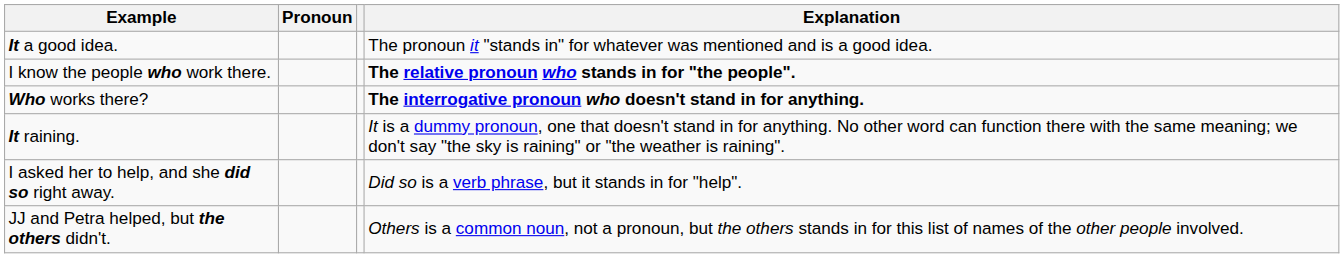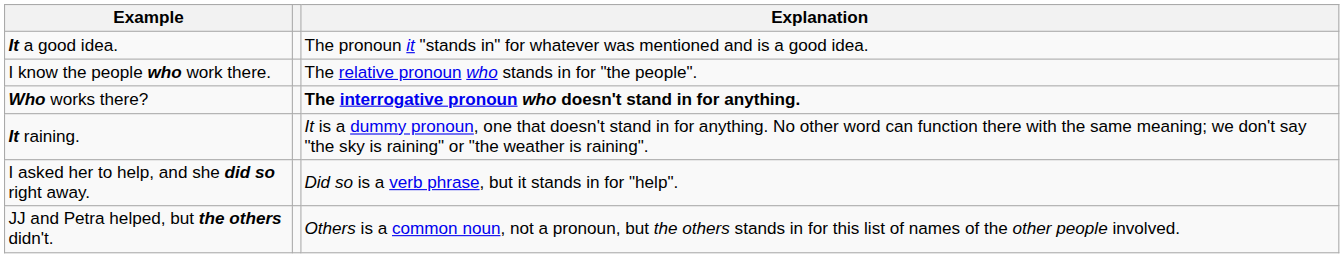- column: (317, 18)
(582, 72) bold -> (501, 72) normal
